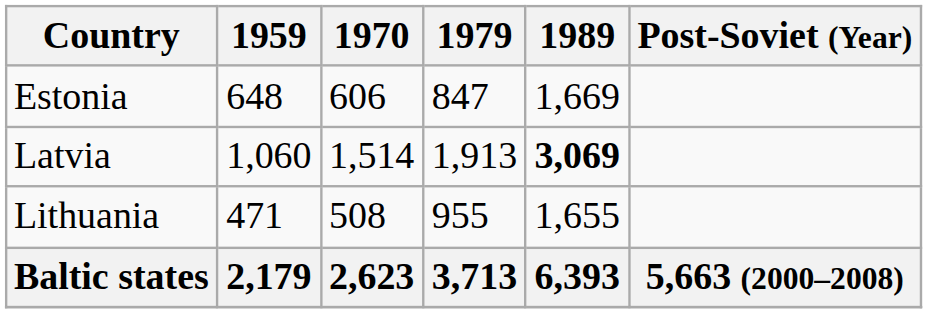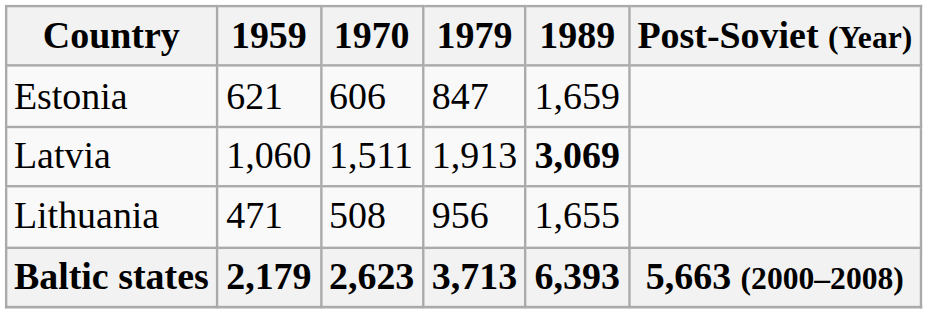(255, 95) 648 -> (255, 95) 621
(577, 95) 1,669 -> (577, 95) 1,659
(372, 155) 1,514 -> (371, 155) 1,511
(460, 215) 955 -> (460, 215) 956
